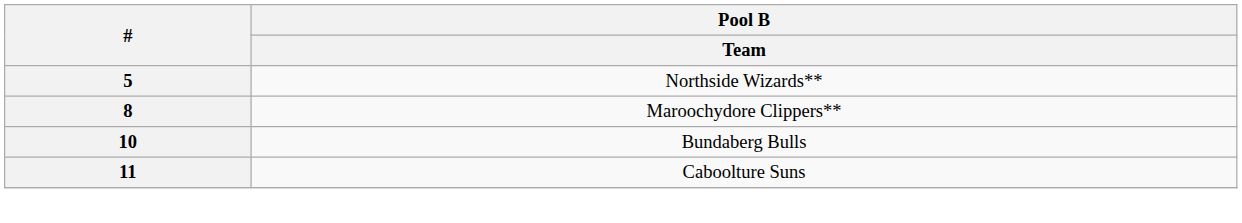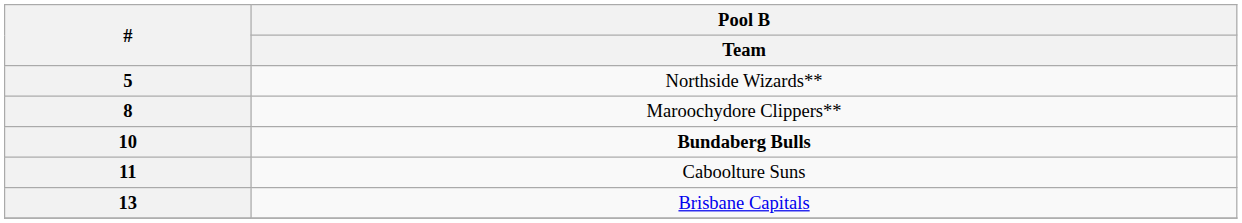(744, 142) normal -> (744, 142) bold
+ row: (128, 203)
